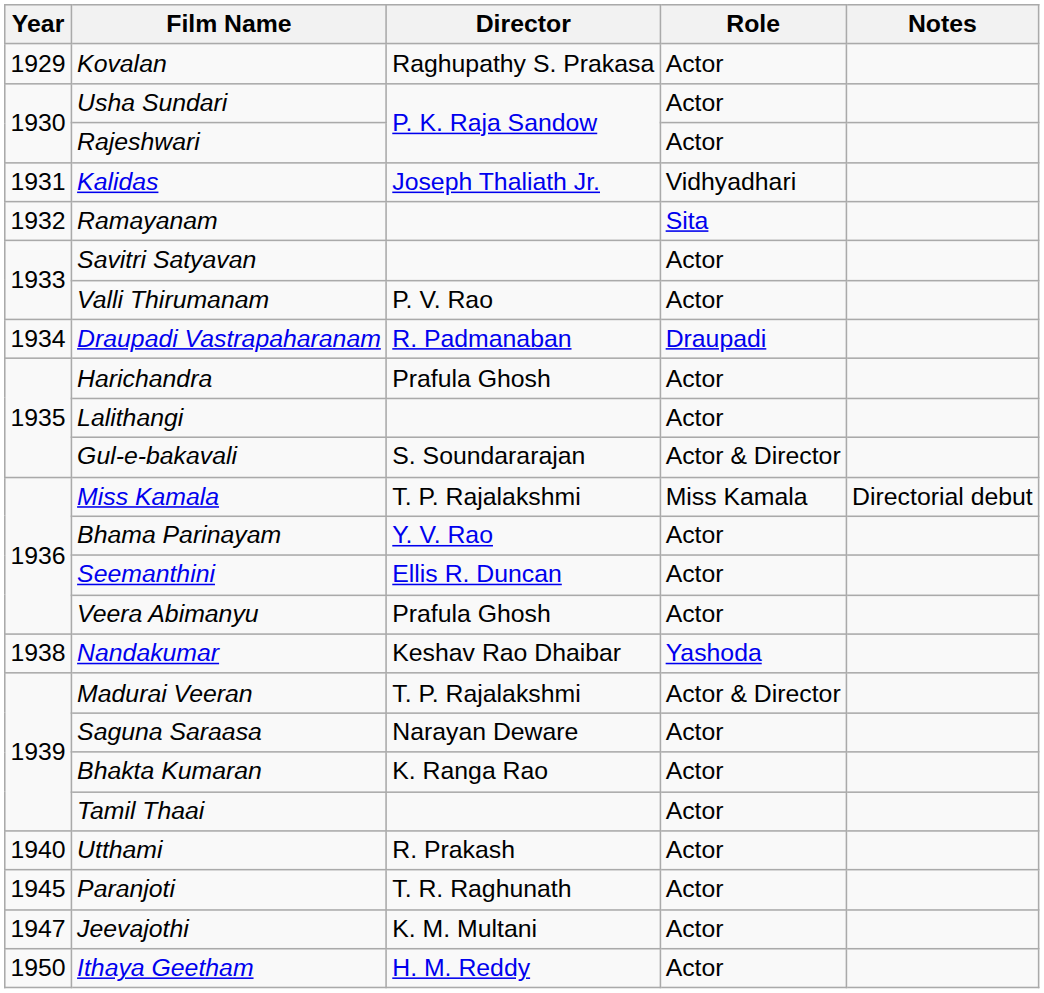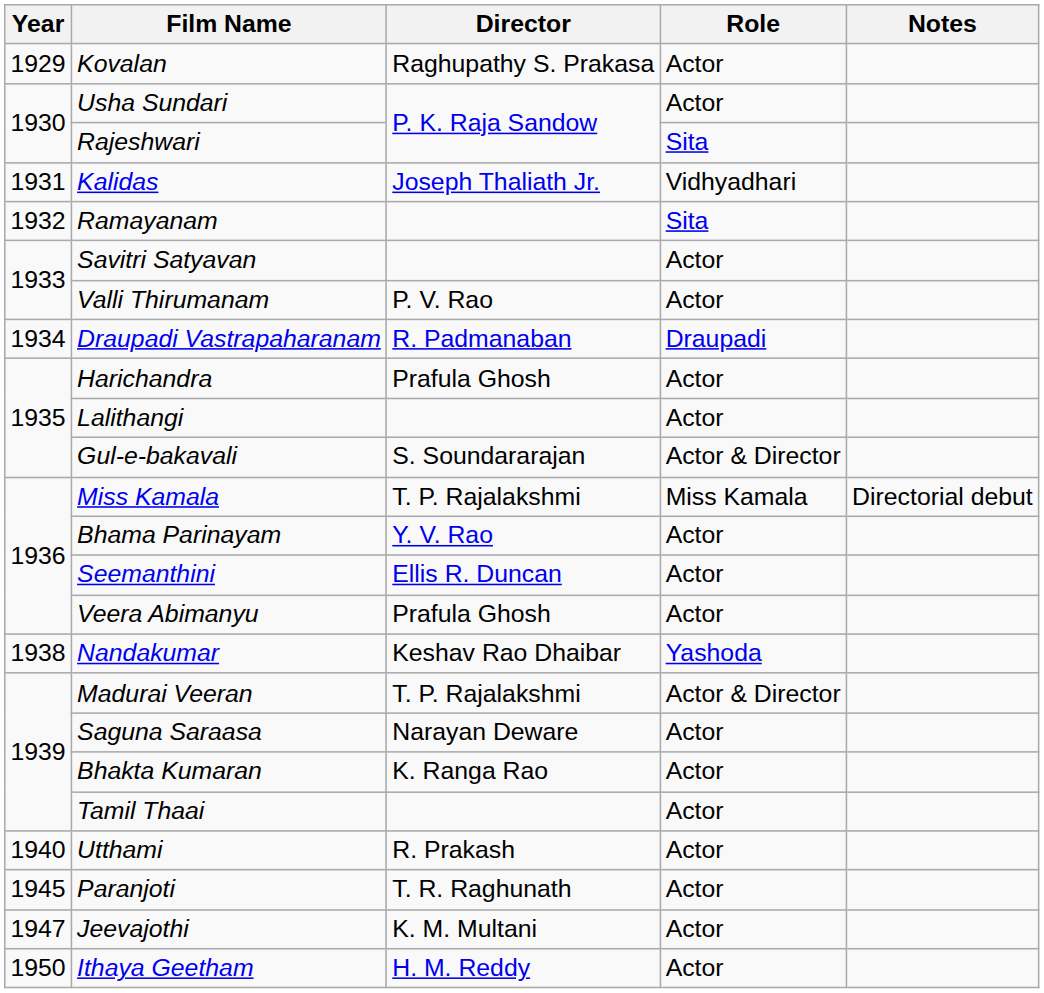(695, 142) Actor -> (687, 142) Sita
